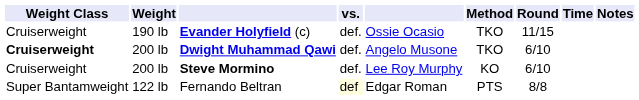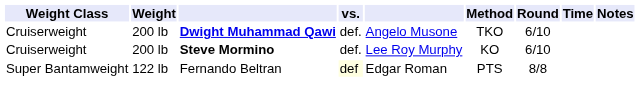- row: (245, 32)
(50, 50) bold -> (46, 32) normal
